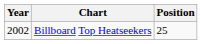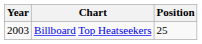(18, 30) 2002 -> (18, 30) 2003
